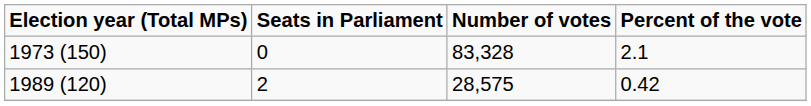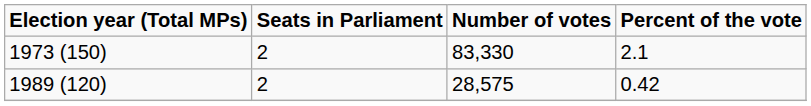(262, 52) 0 -> (262, 52) 2
(483, 52) 83,328 -> (483, 52) 83,330
